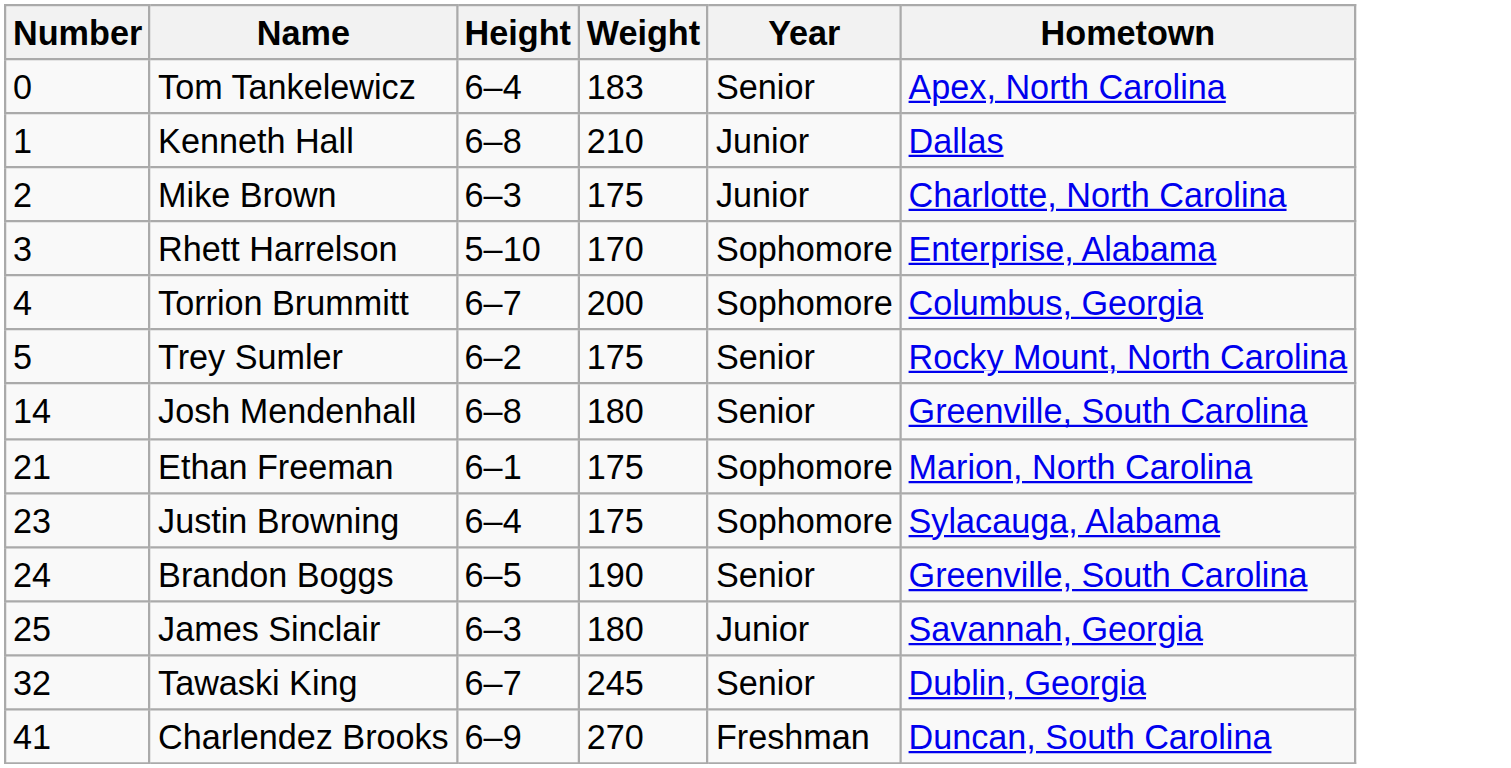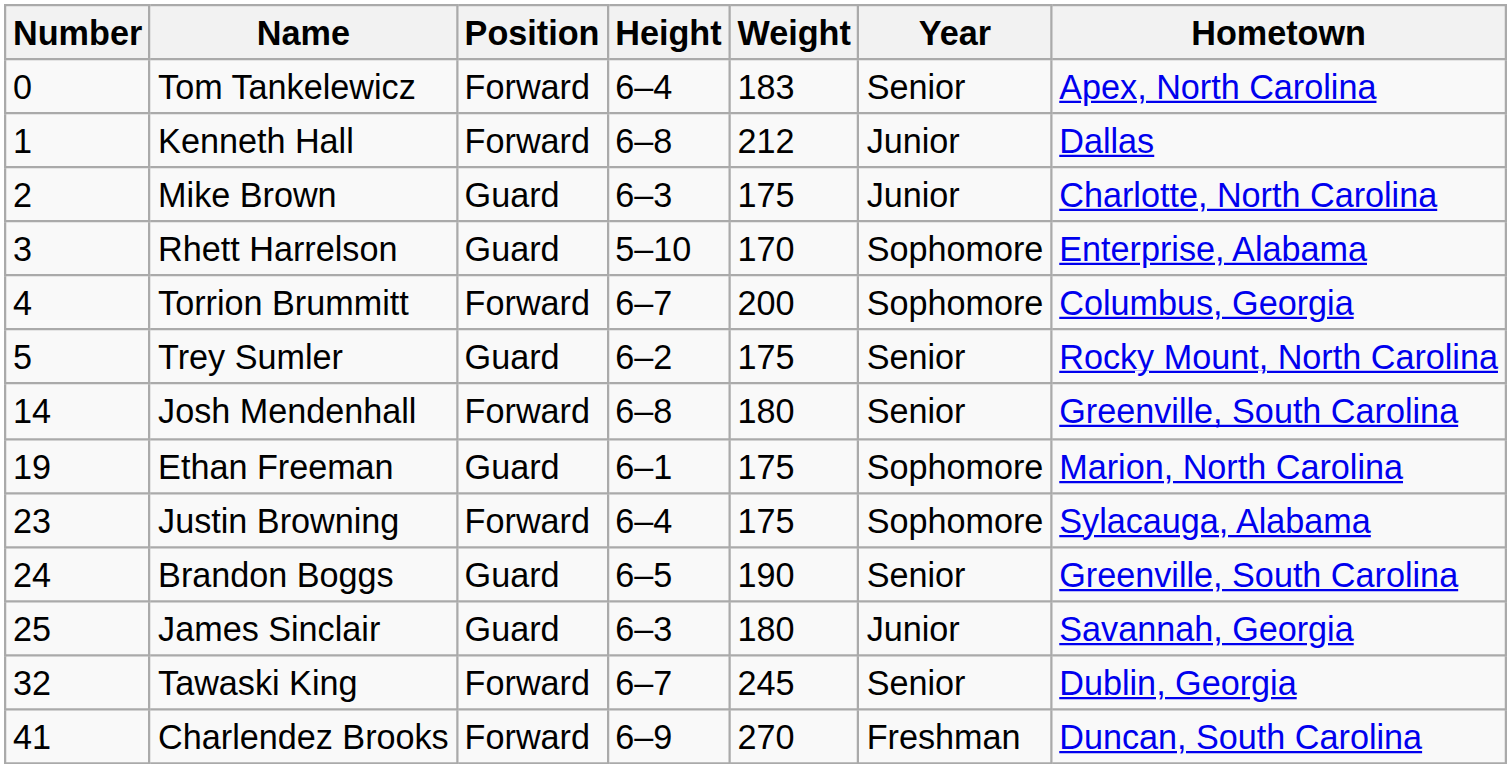+ column: (532, 32)
(615, 141) 210 -> (766, 141) 212
(32, 466) 21 -> (32, 466) 19
